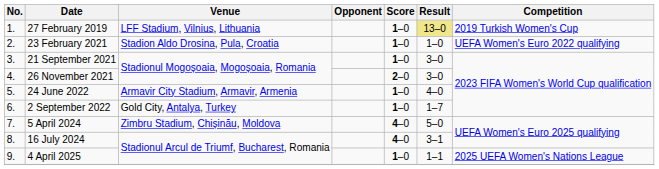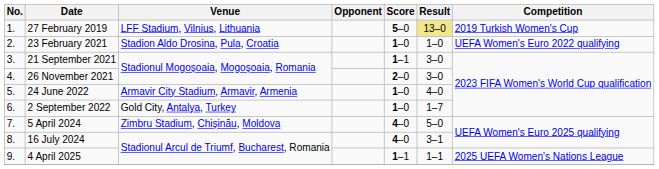(401, 28) 1–0 -> (401, 28) 5–0
(401, 60) 1–0 -> (401, 60) 1–1
(401, 156) 1–0 -> (401, 156) 1–1
